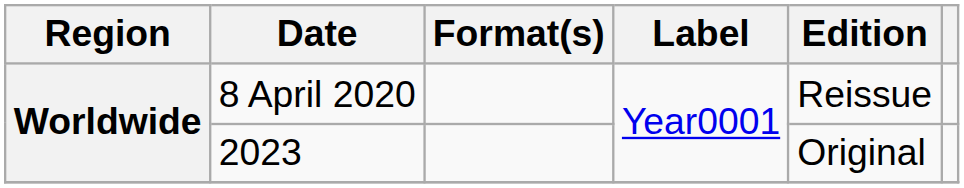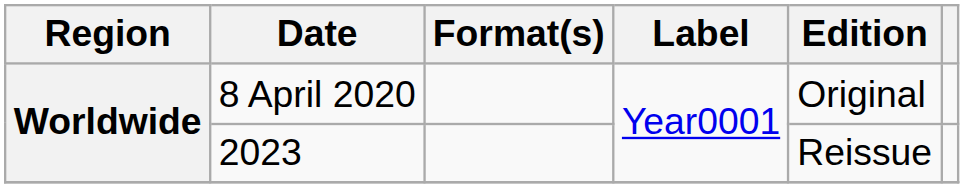(865, 93) Reissue -> (862, 93) Original
(862, 152) Original -> (865, 152) Reissue
